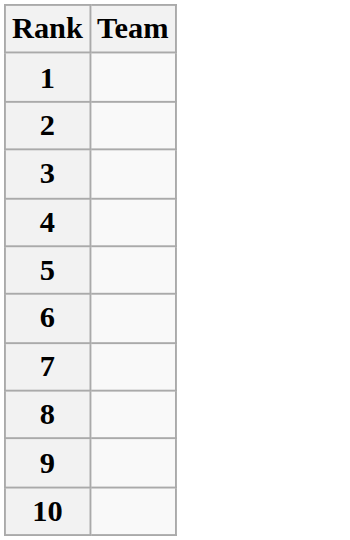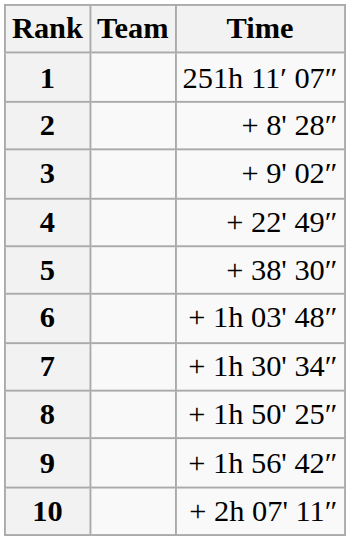+ column: (260, 28)
